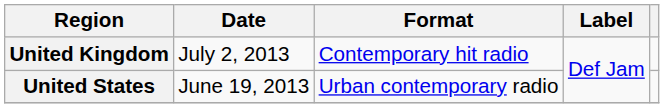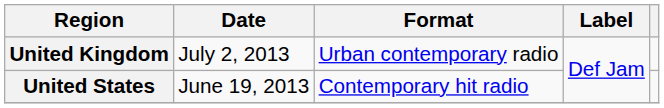(424, 53) Contemporary hit radio -> (439, 53) Urban contemporary radio
(439, 86) Urban contemporary radio -> (424, 86) Contemporary hit radio
